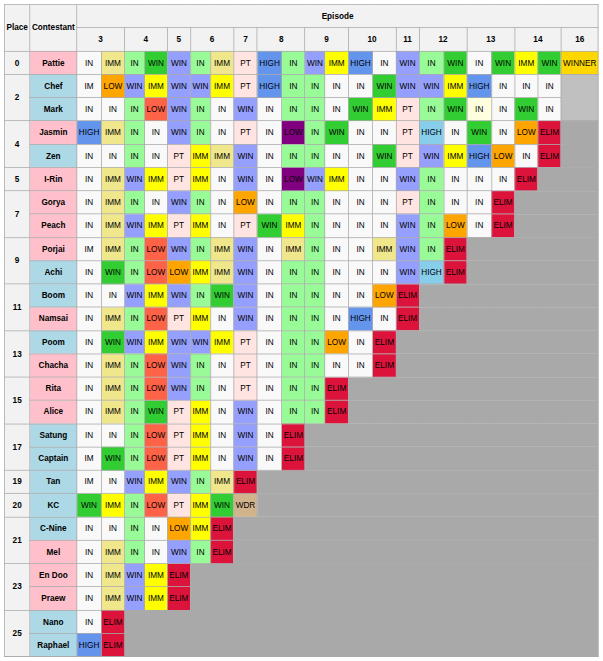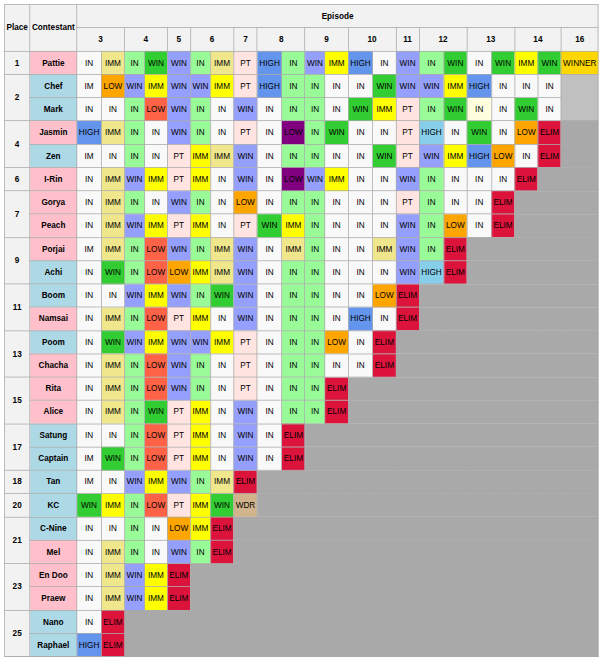(17, 62) 0 -> (17, 62) 1
(89, 155) IN -> (89, 155) IM
(17, 178) 5 -> (17, 178) 6
(17, 481) 19 -> (17, 481) 18
